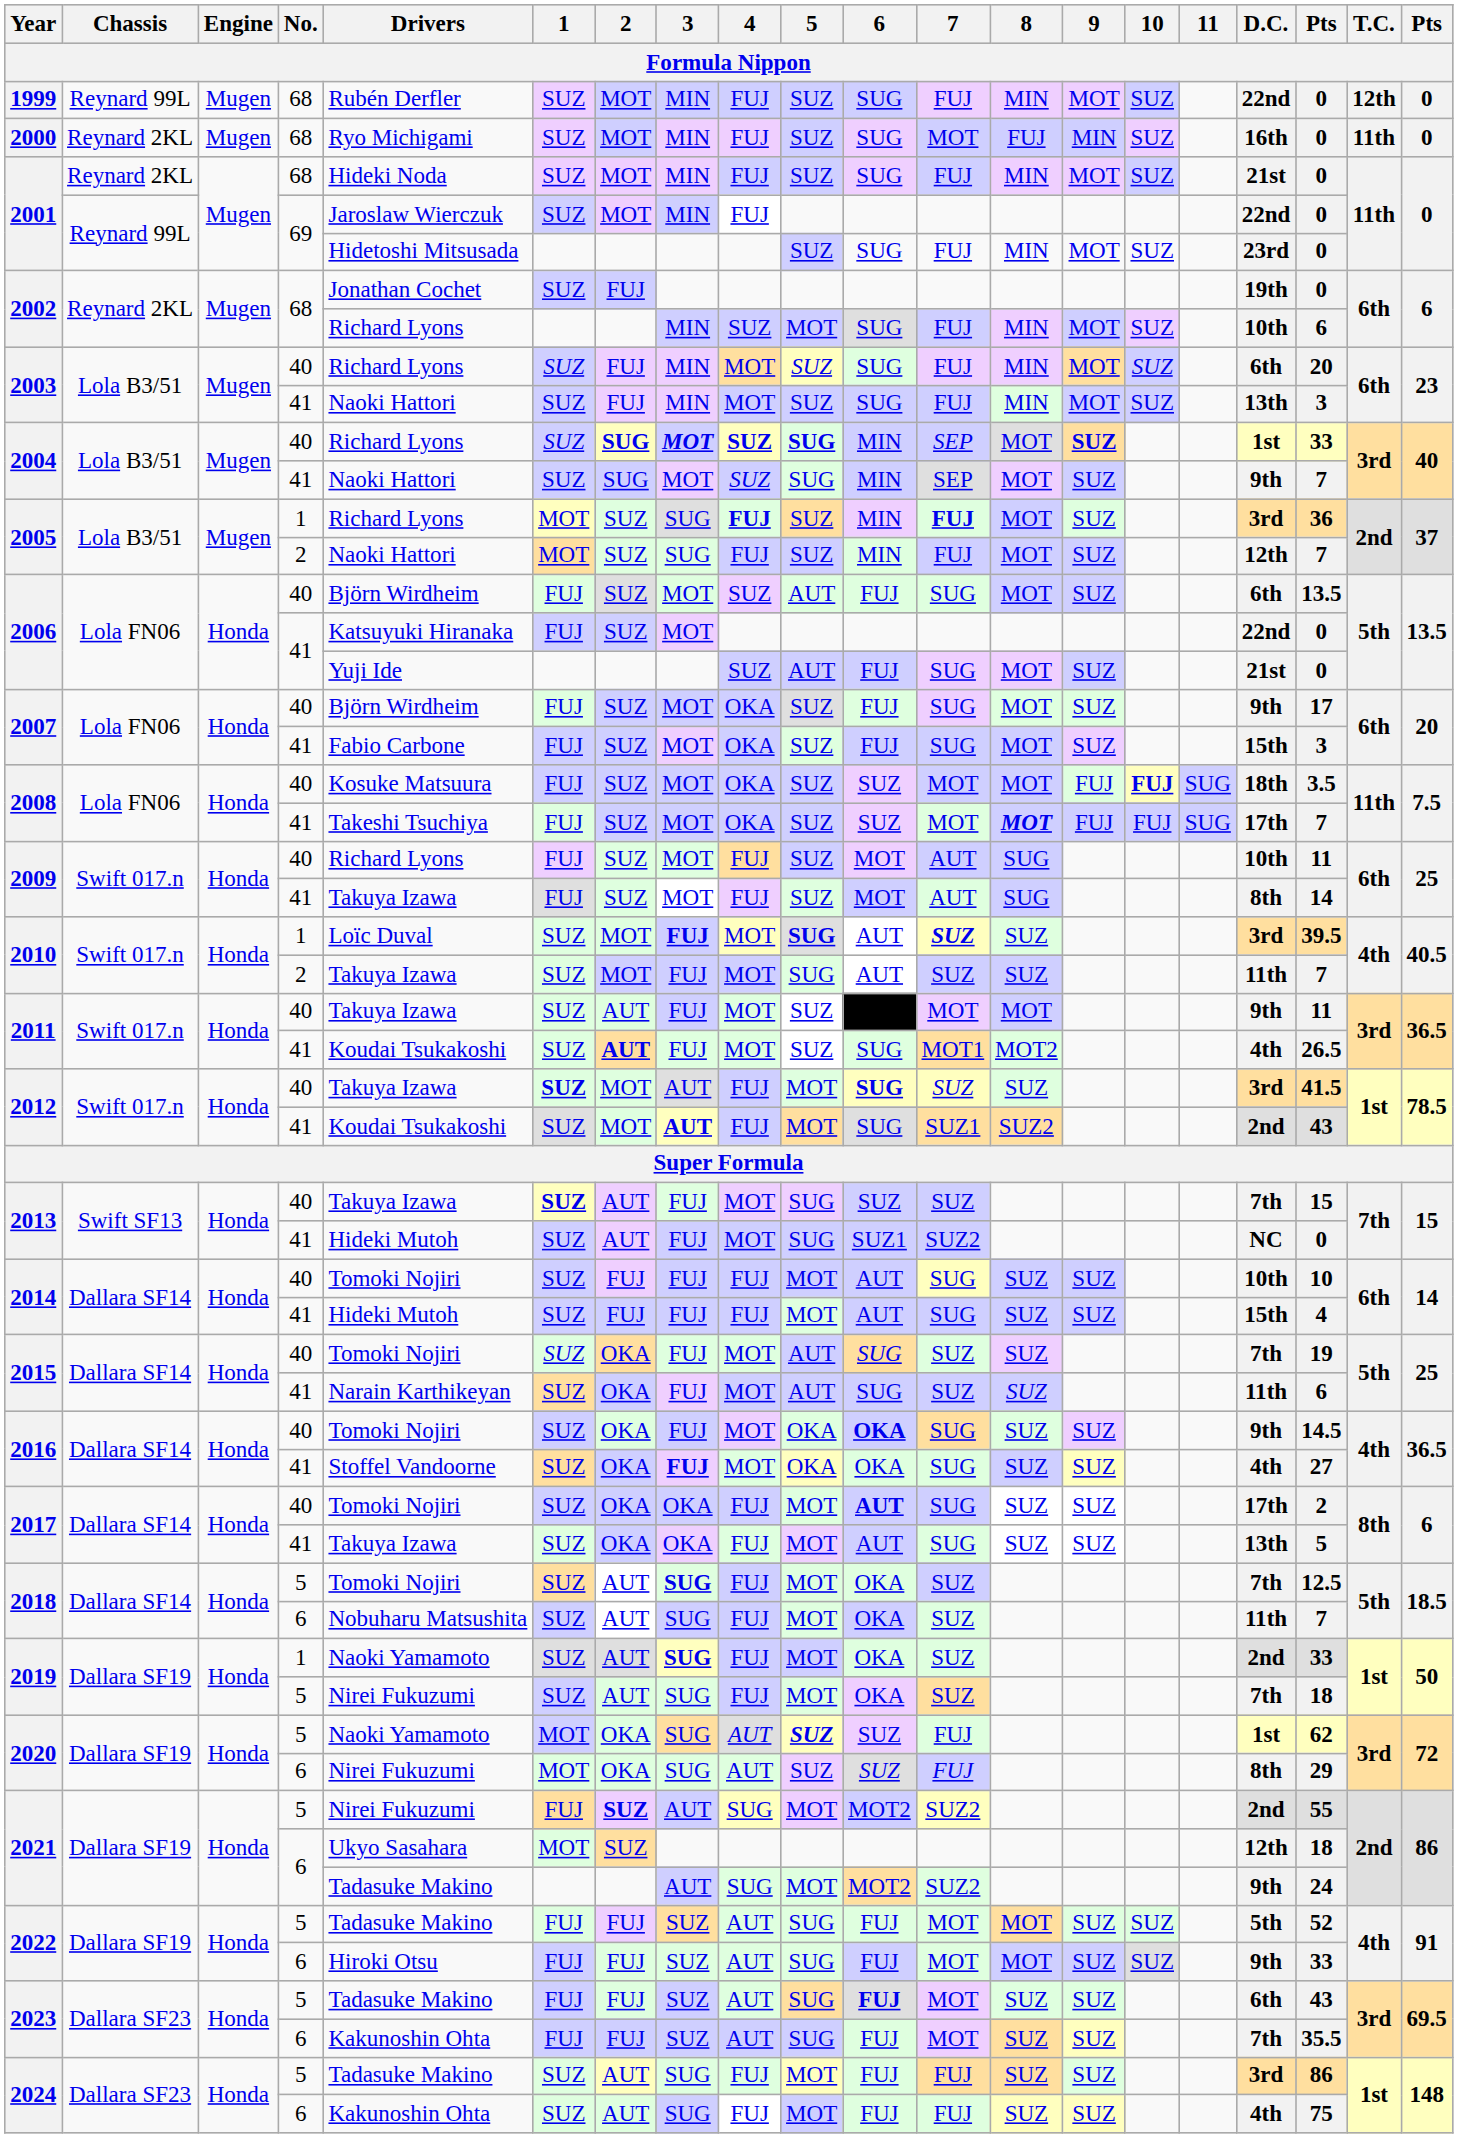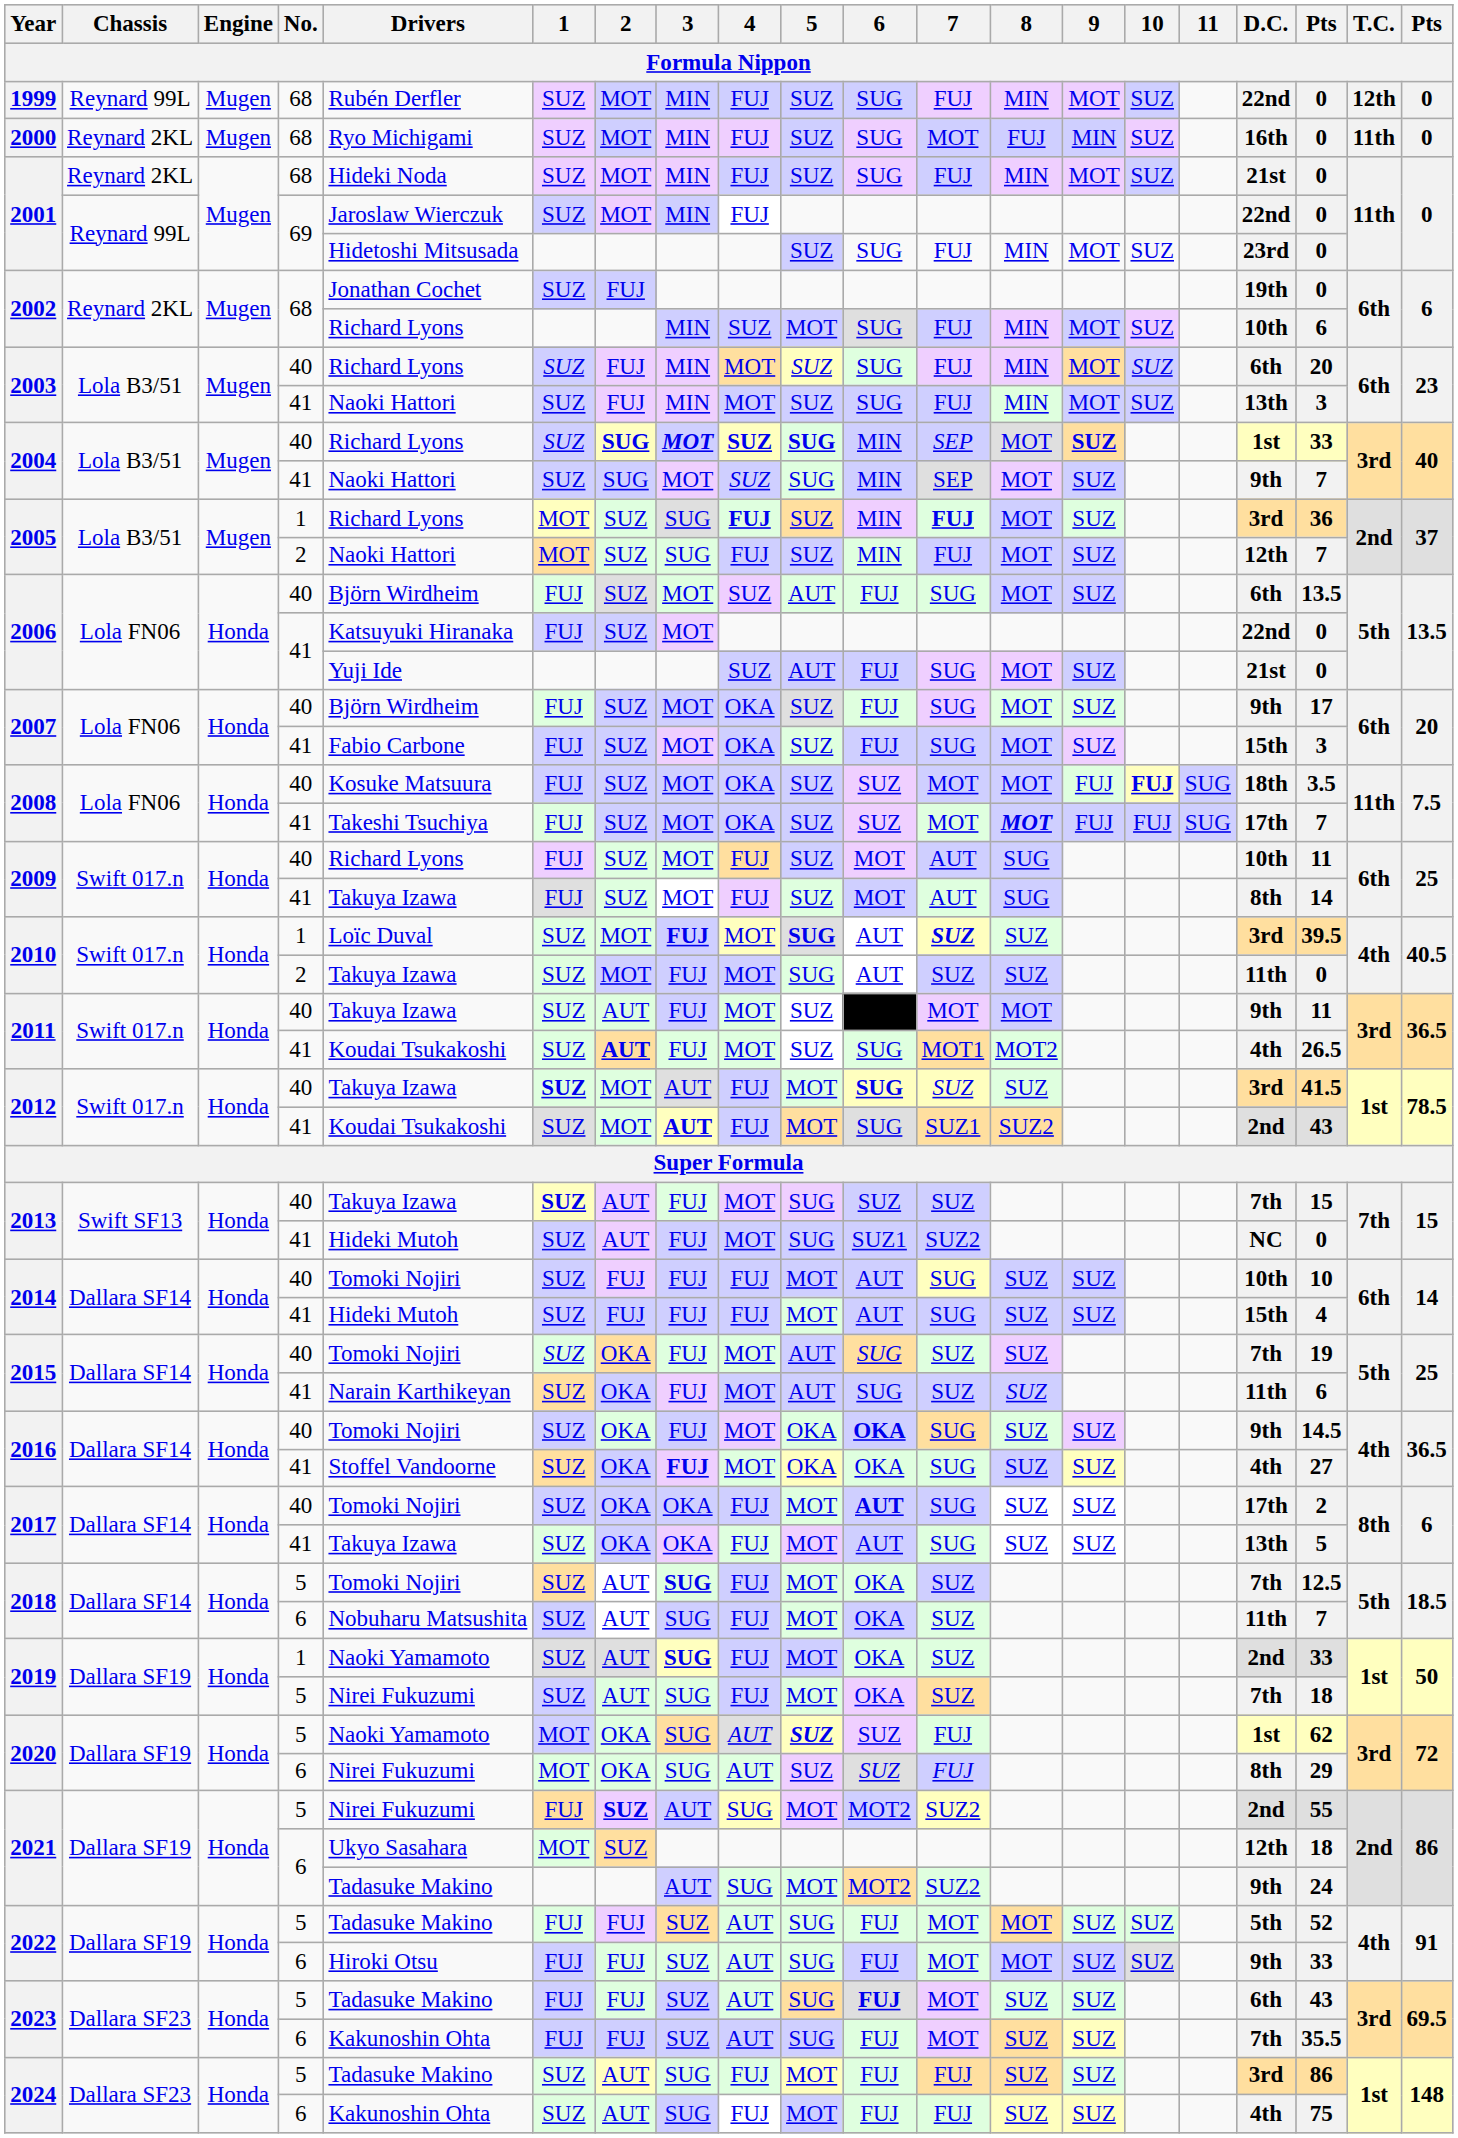(1321, 973) 7 -> (1321, 973) 0
